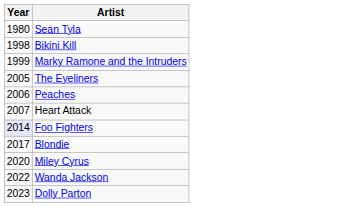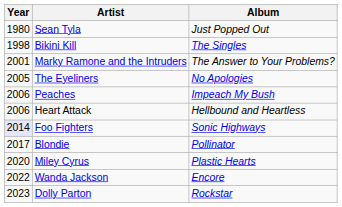+ column: (263, 12)
(18, 62) 1999 -> (18, 62) 2001
(18, 111) 2007 -> (18, 111) 2006
